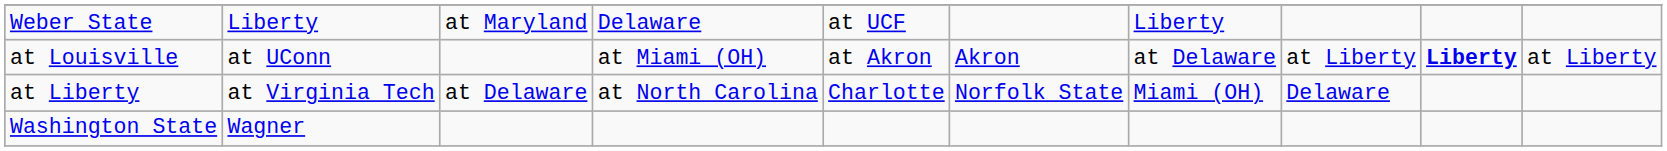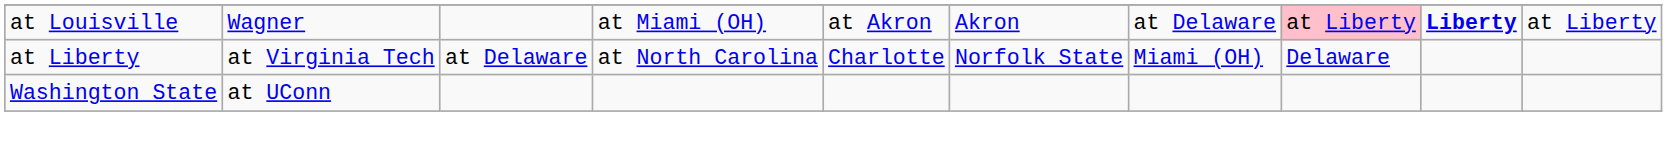- row: (81, 22)
(279, 58) at UConn -> (266, 22) Wagner
(1351, 58) no background -> (1351, 22) pink background
(266, 128) Wagner -> (279, 93) at UConn
